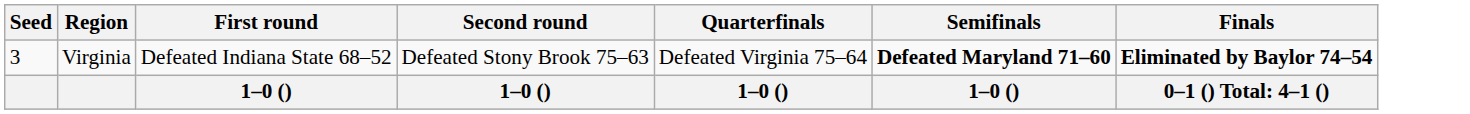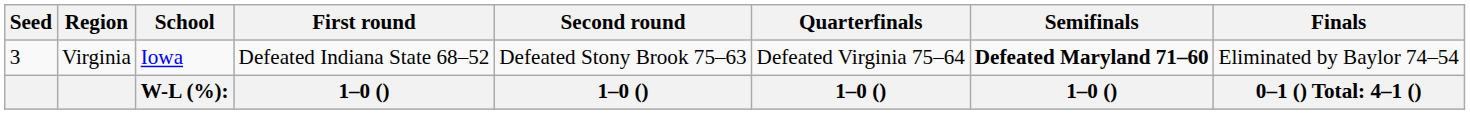+ column: (185, 22)
(1247, 57) bold -> (1339, 57) normal
